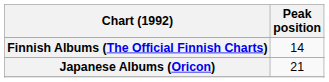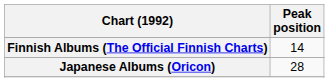(297, 67) 21 -> (297, 67) 28
